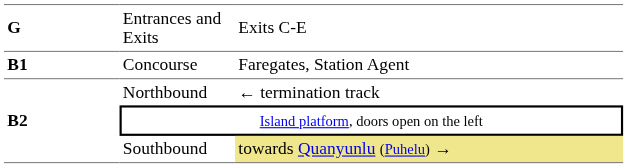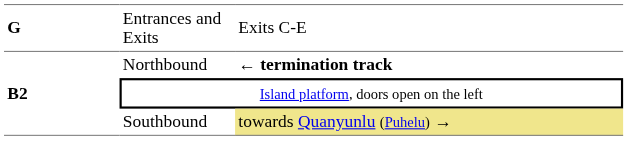- row: (160, 64)
(309, 92) normal -> (315, 64) bold
